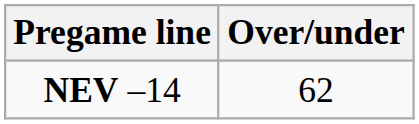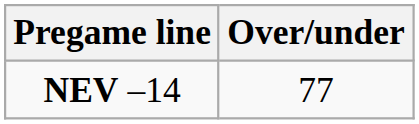(316, 88) 62 -> (316, 88) 77
